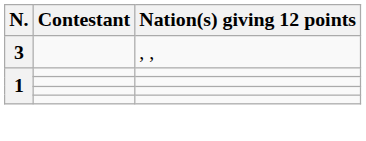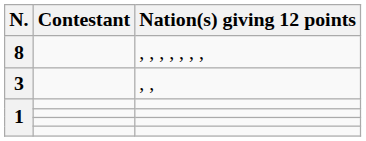+ row: (19, 51)
